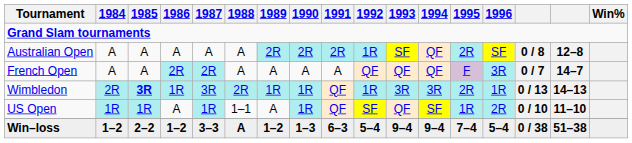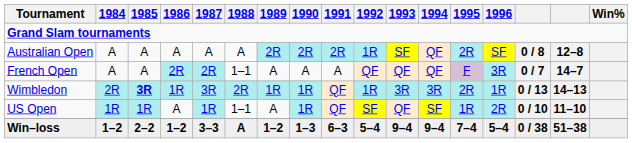(241, 71) A -> (241, 71) 1–1
